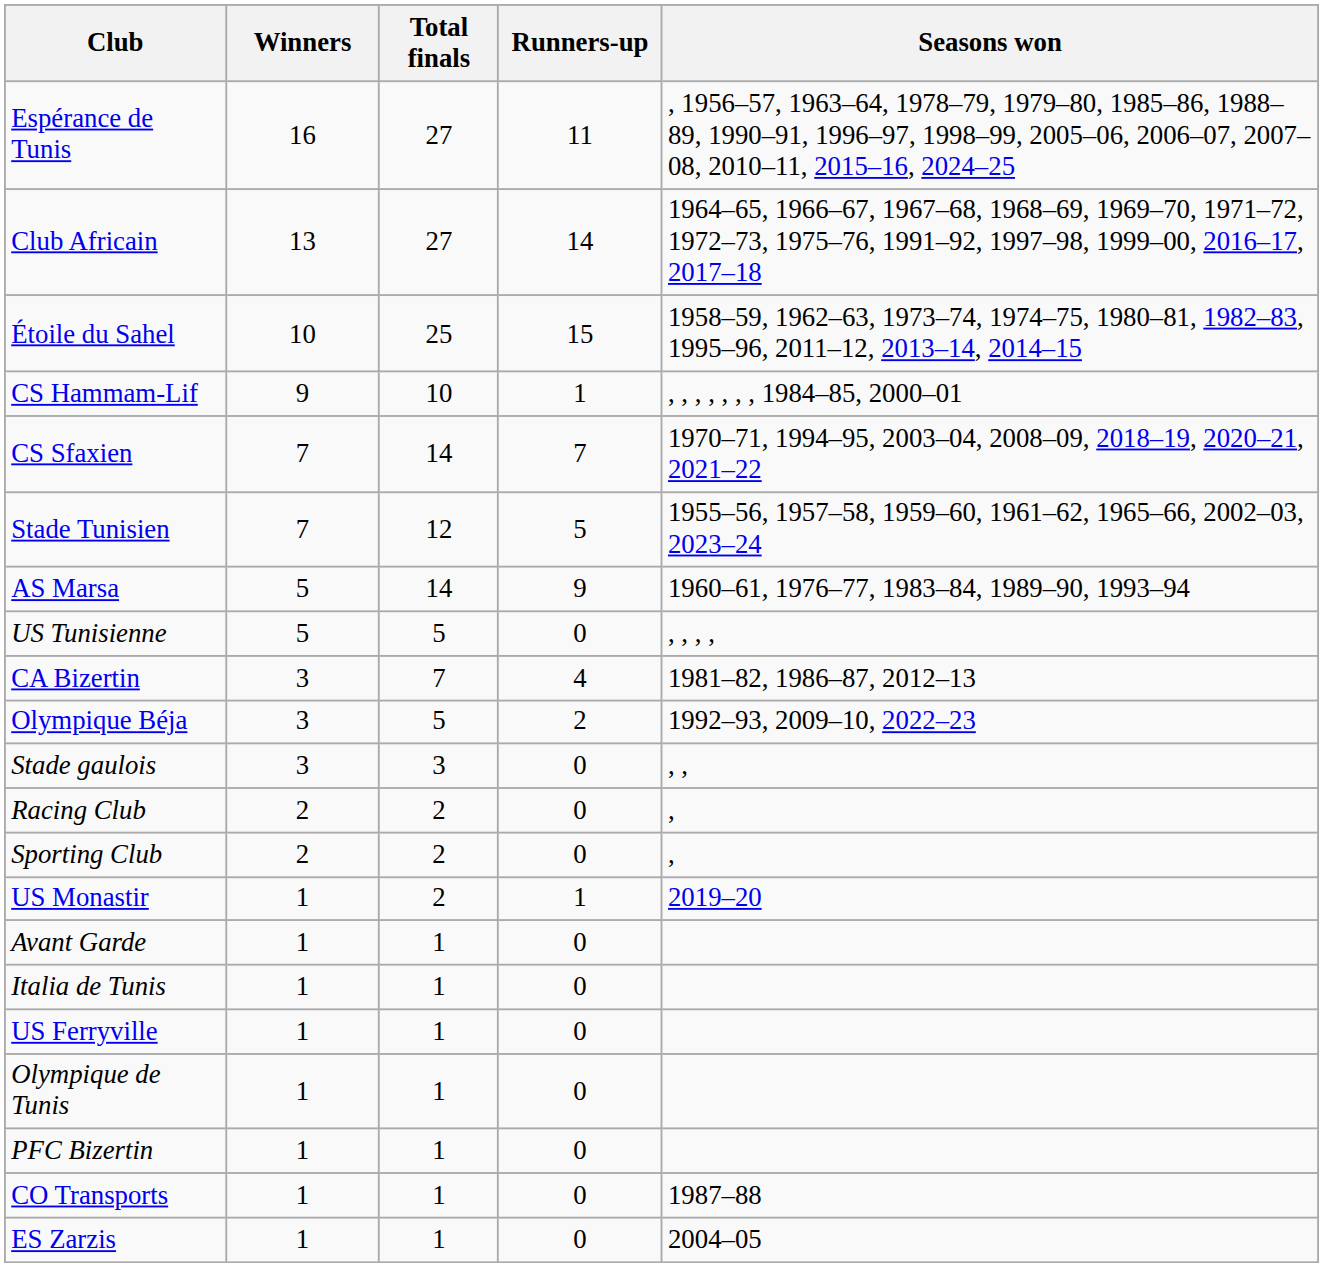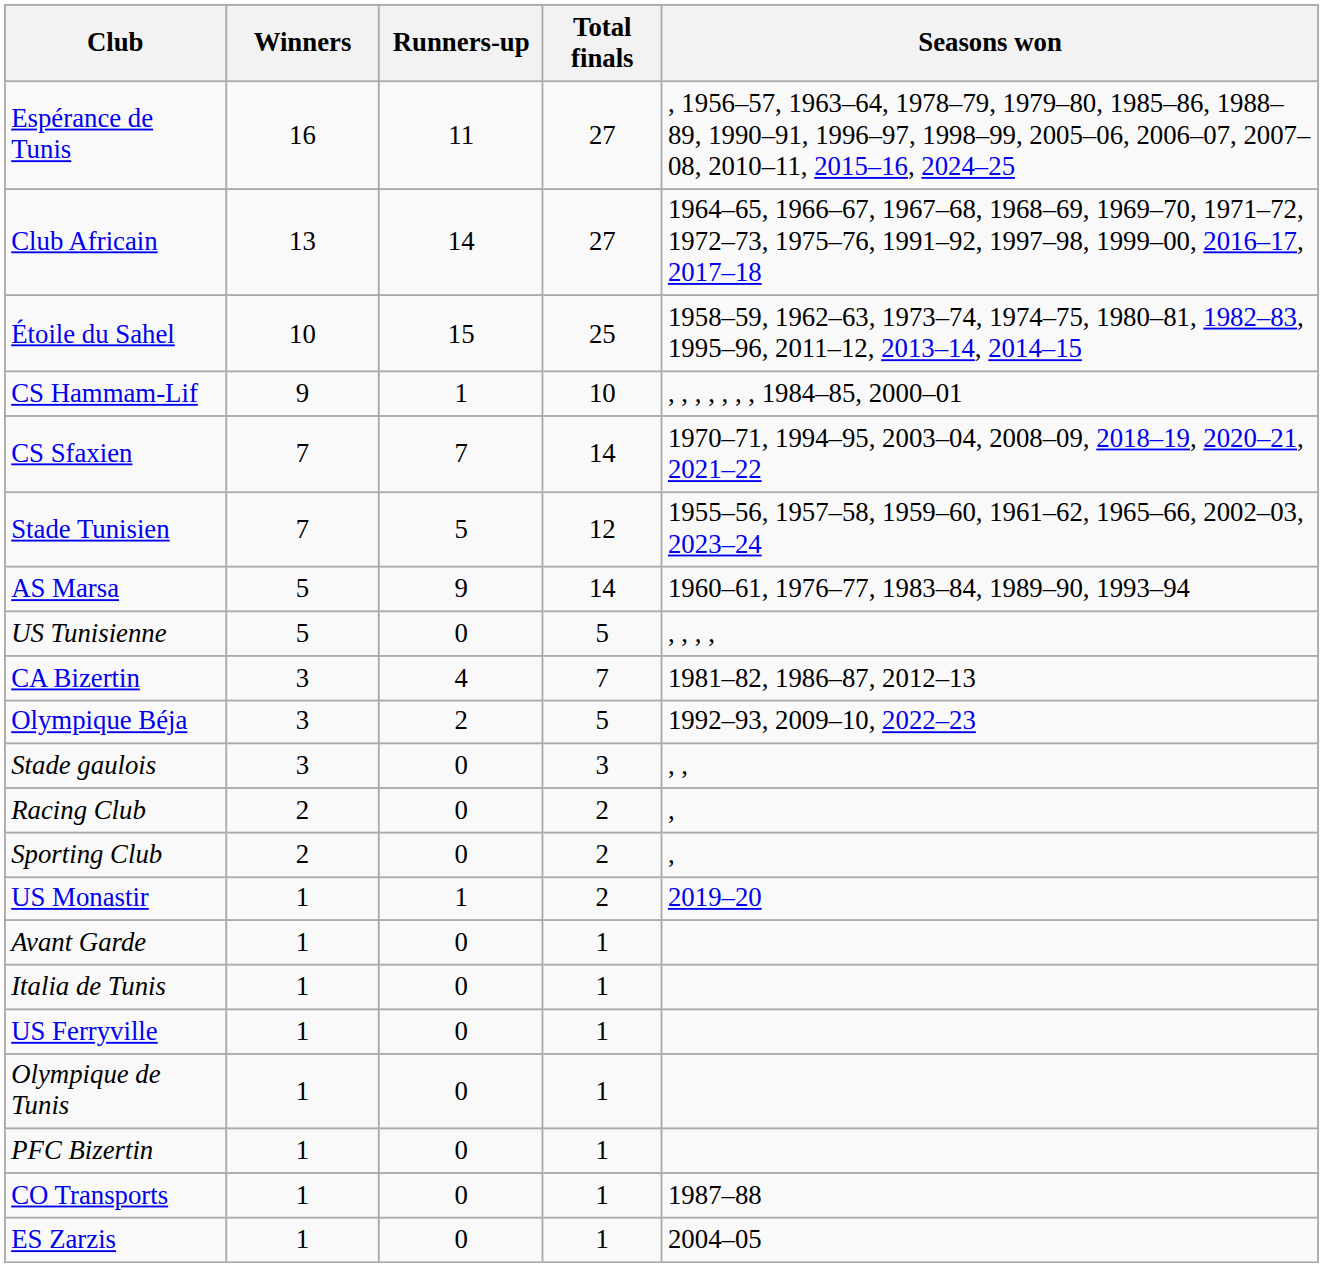columns swapped: (580, 42) <-> (439, 42)
